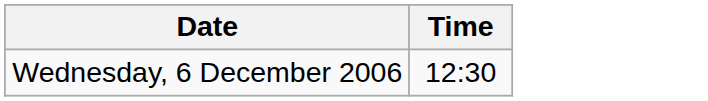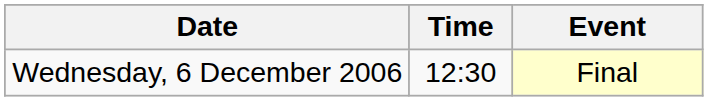+ column: (607, 27)
